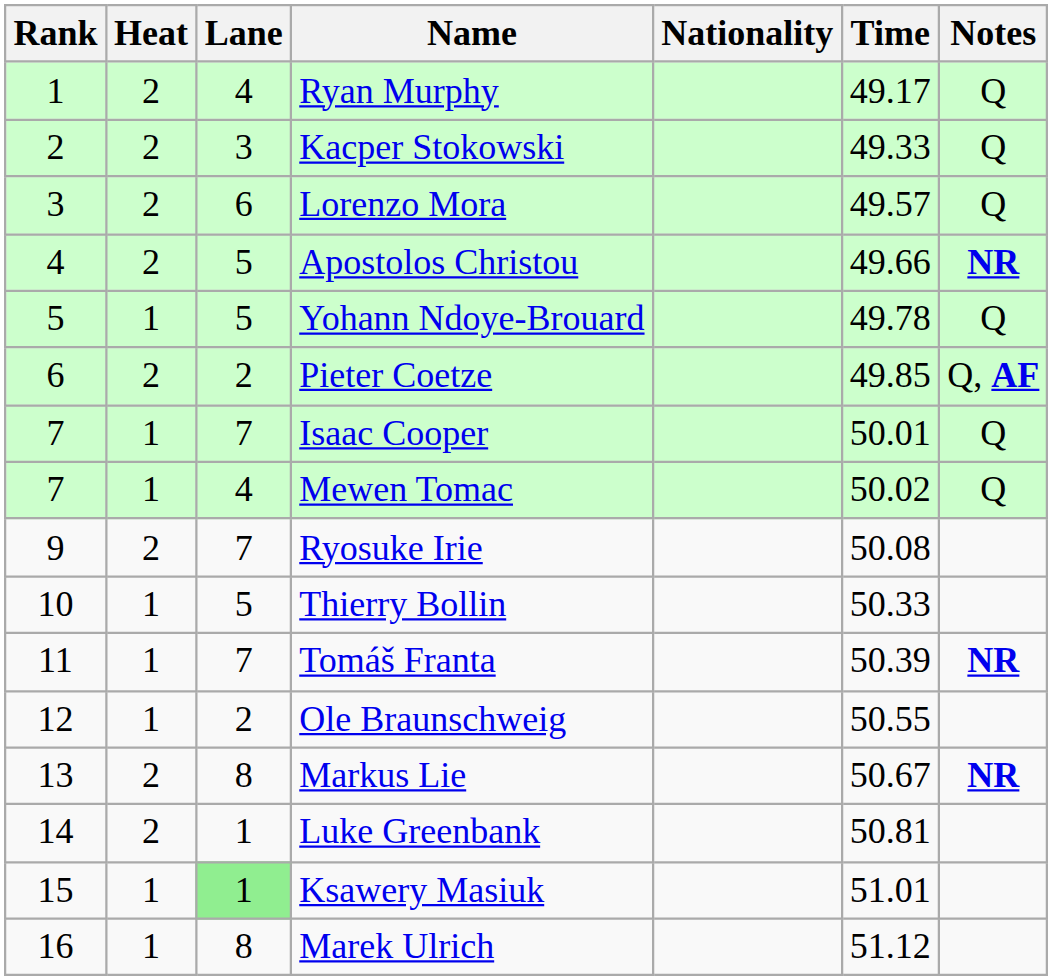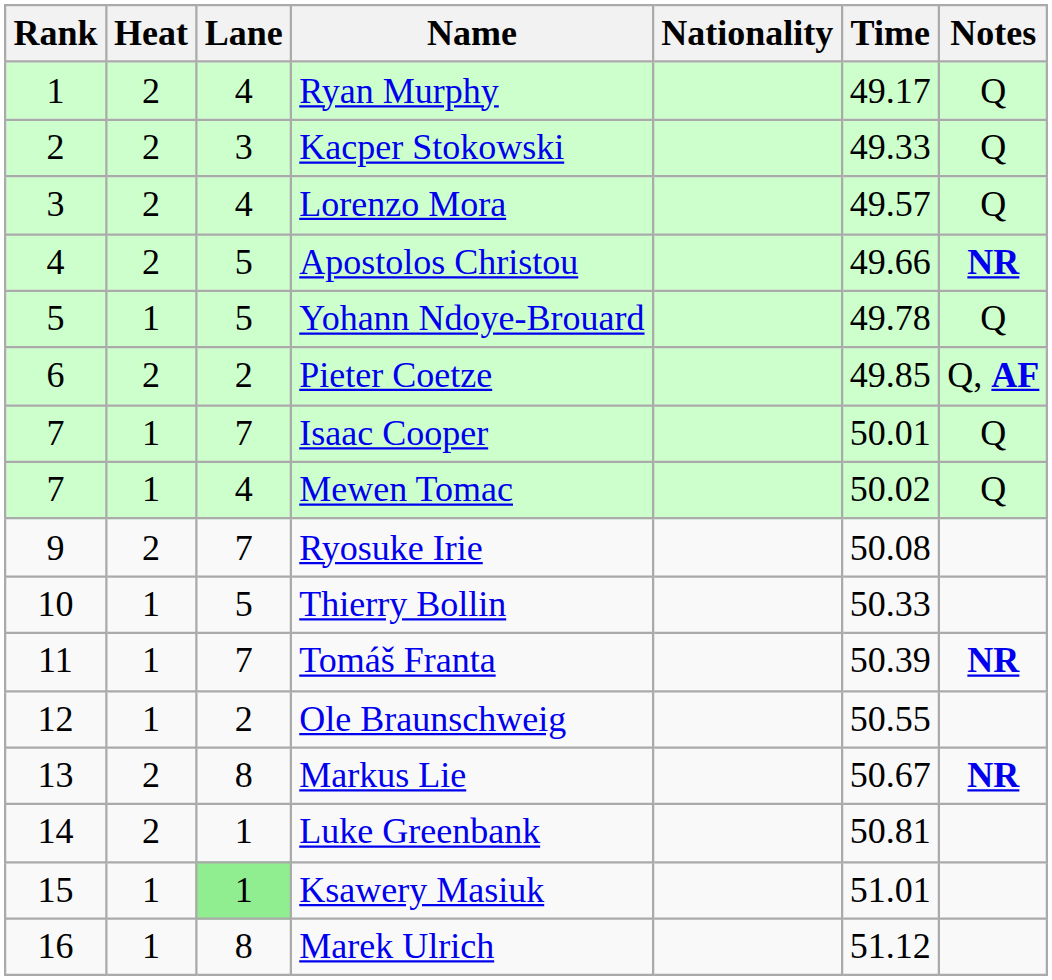(244, 204) 6 -> (244, 204) 4
